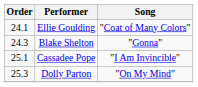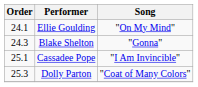(145, 27) "Coat of Many Colors" -> (145, 27) "On My Mind"
(145, 74) "On My Mind" -> (145, 74) "Coat of Many Colors"
